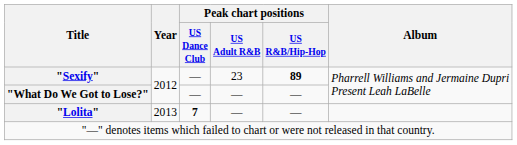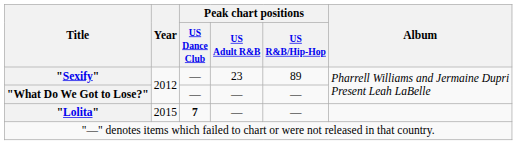(296, 76) bold -> (296, 76) normal
(165, 112) 2013 -> (165, 112) 2015
